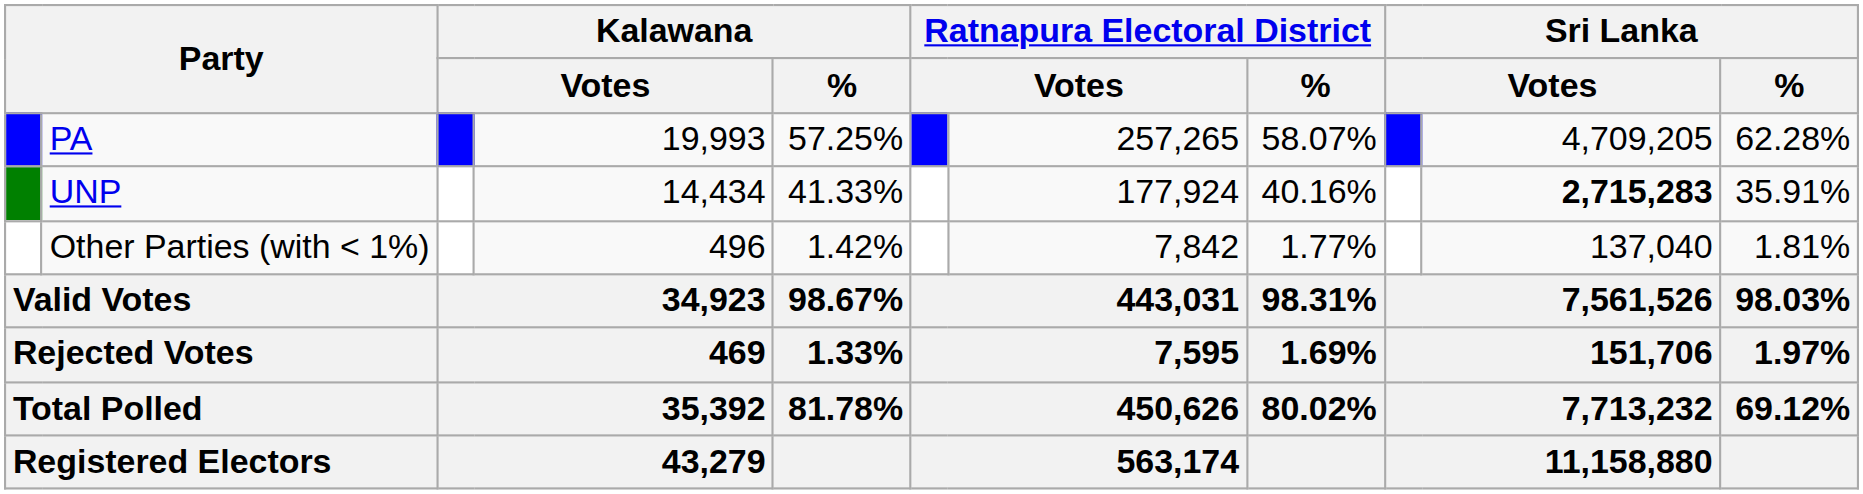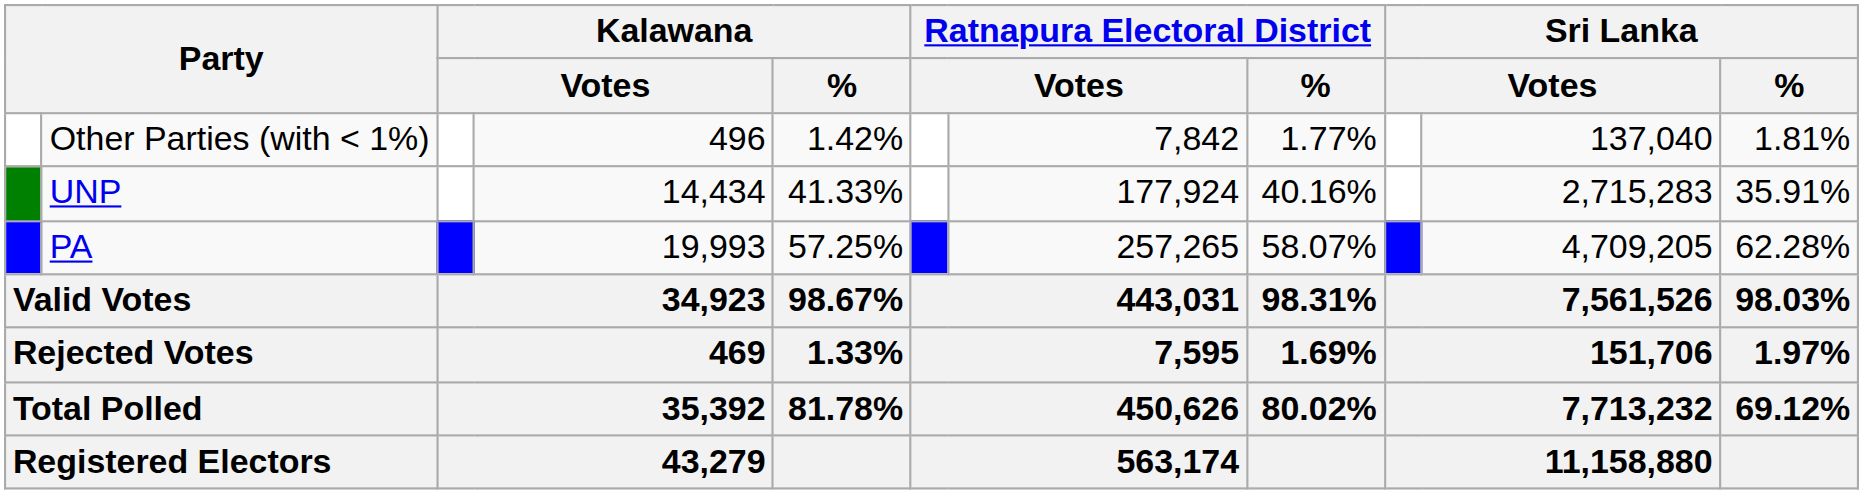rows swapped: (71, 138) <-> (240, 246)
(1637, 192) bold -> (1637, 192) normal
